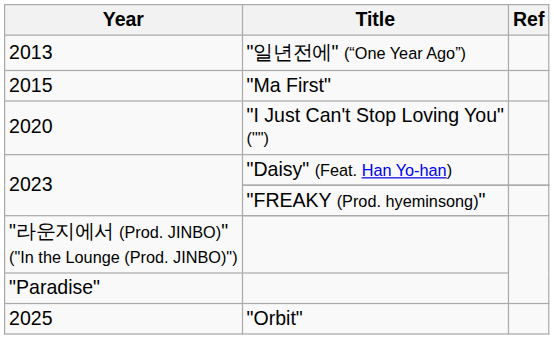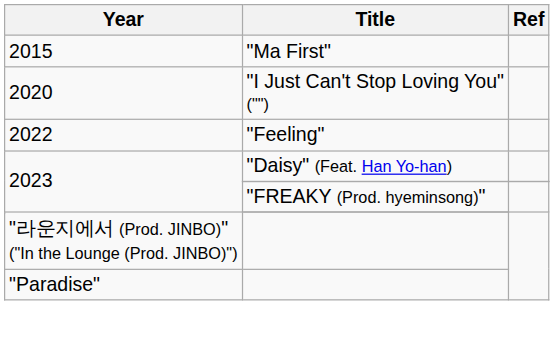- row: (31, 52)
+ row: (31, 134)
- row: (31, 318)
